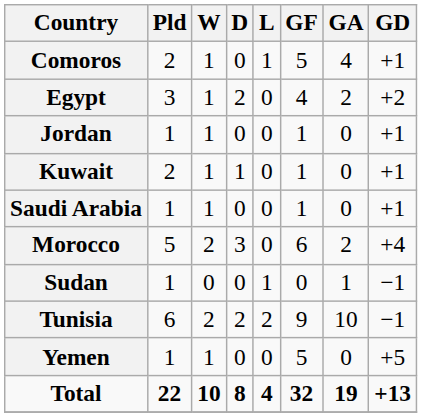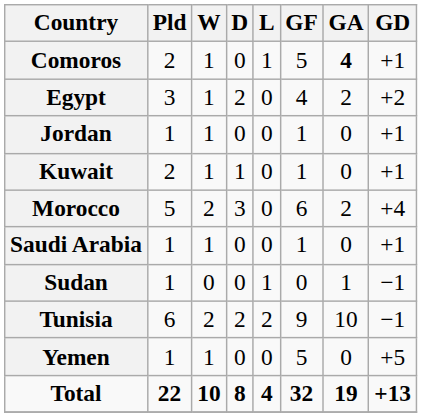(346, 60) normal -> (346, 60) bold
rows swapped: (76, 245) <-> (76, 208)
